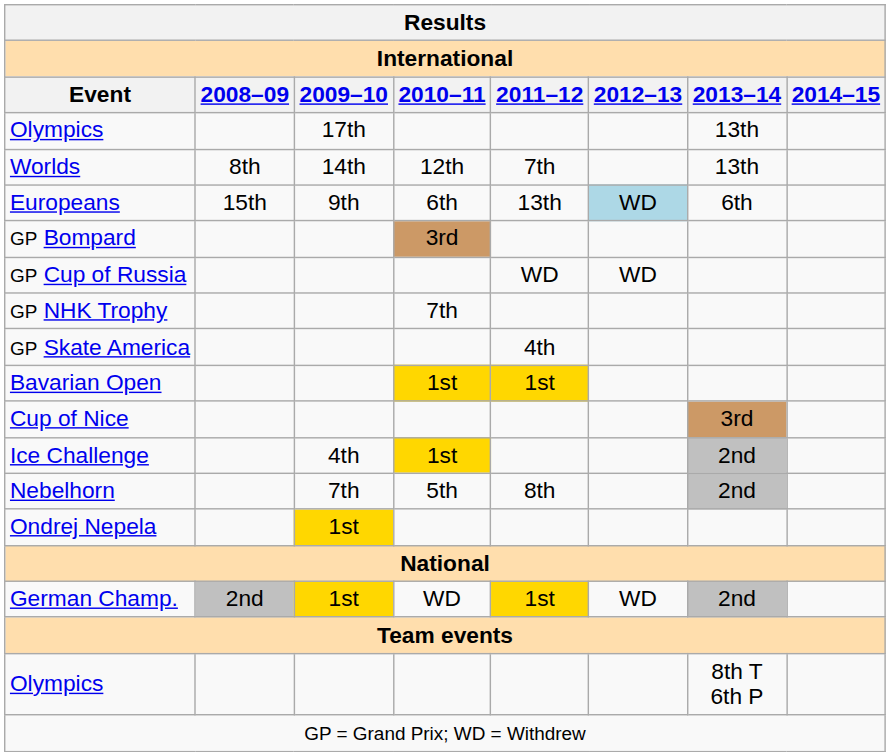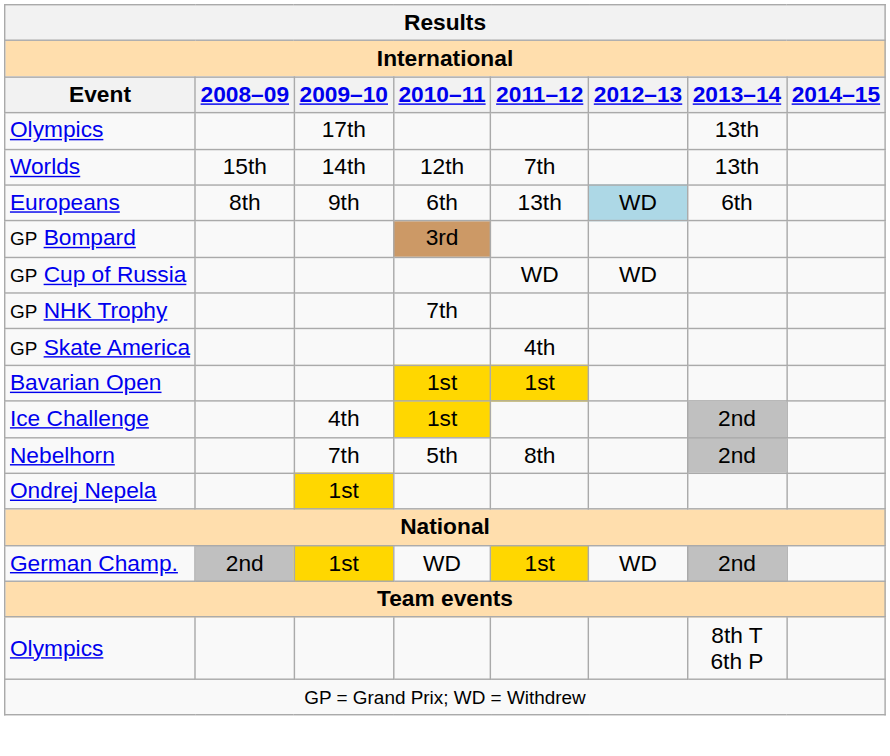(245, 166) 8th -> (245, 166) 15th
(245, 202) 15th -> (245, 202) 8th
- row: (69, 418)
